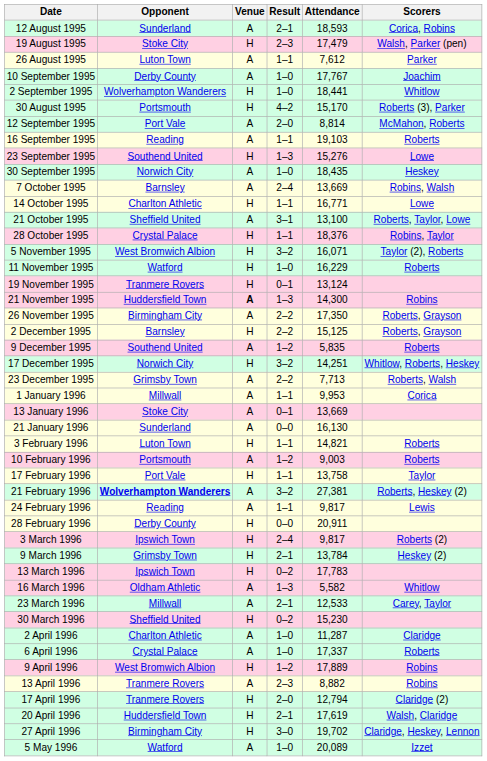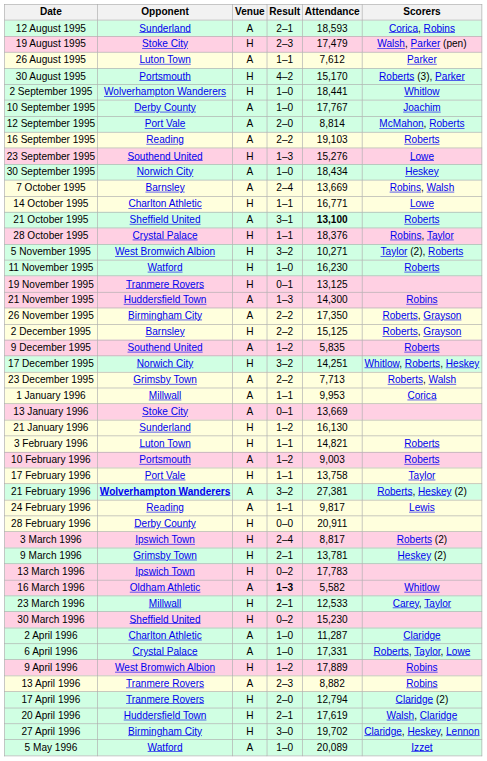rows swapped: (51, 108) <-> (51, 76)
(285, 140) 1–1 -> (285, 140) 2–2
(332, 172) 18,435 -> (332, 172) 18,434
(332, 220) normal -> (332, 220) bold
(422, 220) Roberts, Taylor, Lowe -> (422, 220) Roberts
(332, 252) 16,071 -> (332, 252) 10,271
(332, 268) 16,229 -> (332, 268) 16,230
(332, 284) 13,124 -> (332, 284) 13,125
(250, 300) bold -> (250, 300) normal
(250, 428) A -> (250, 428) H
(285, 428) 0–0 -> (285, 428) 1–2
(332, 540) 9,817 -> (332, 540) 8,817
(332, 556) 13,784 -> (332, 556) 13,781
(285, 587) normal -> (285, 587) bold
(250, 603) A -> (250, 603) H
(332, 651) 17,337 -> (332, 651) 17,331
(422, 651) Roberts -> (422, 651) Roberts, Taylor, Lowe
